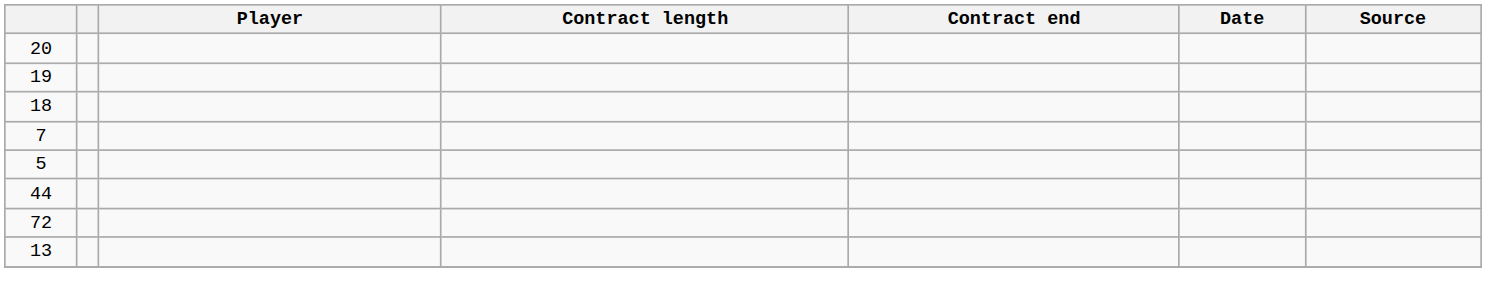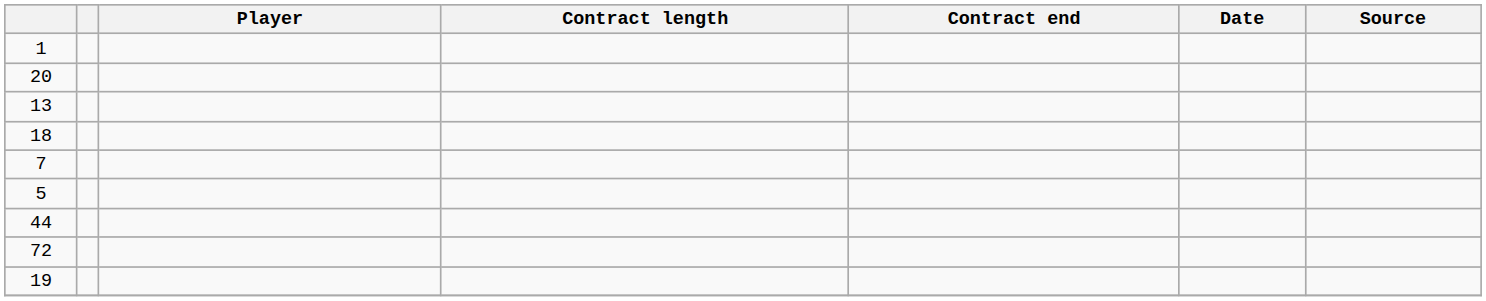+ row: (41, 48)
rows swapped: (41, 252) <-> (41, 78)
